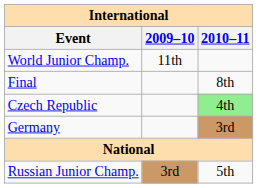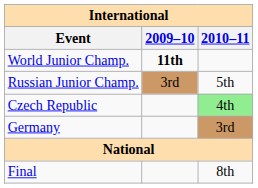(170, 60) normal -> (170, 60) bold
rows swapped: (22, 82) <-> (73, 171)
